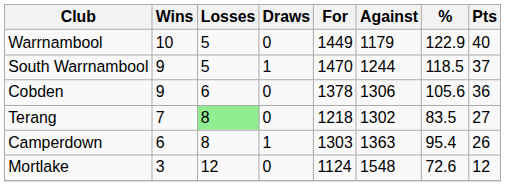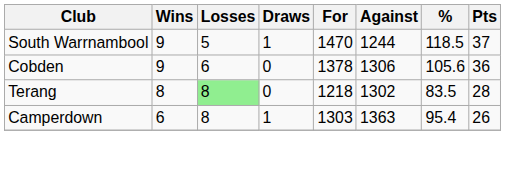- row: (55, 42)
(160, 117) 7 -> (160, 92) 8
(481, 117) 27 -> (481, 92) 28
- row: (39, 167)
